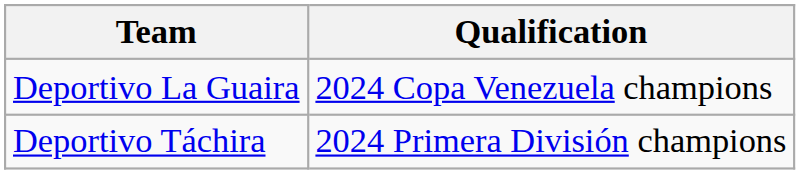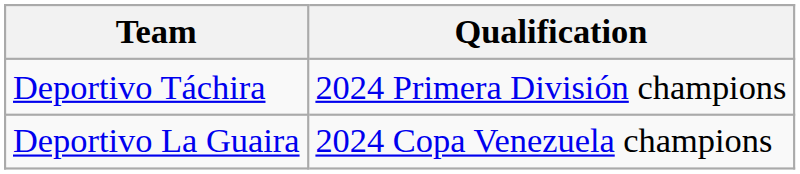rows swapped: (139, 140) <-> (156, 86)
